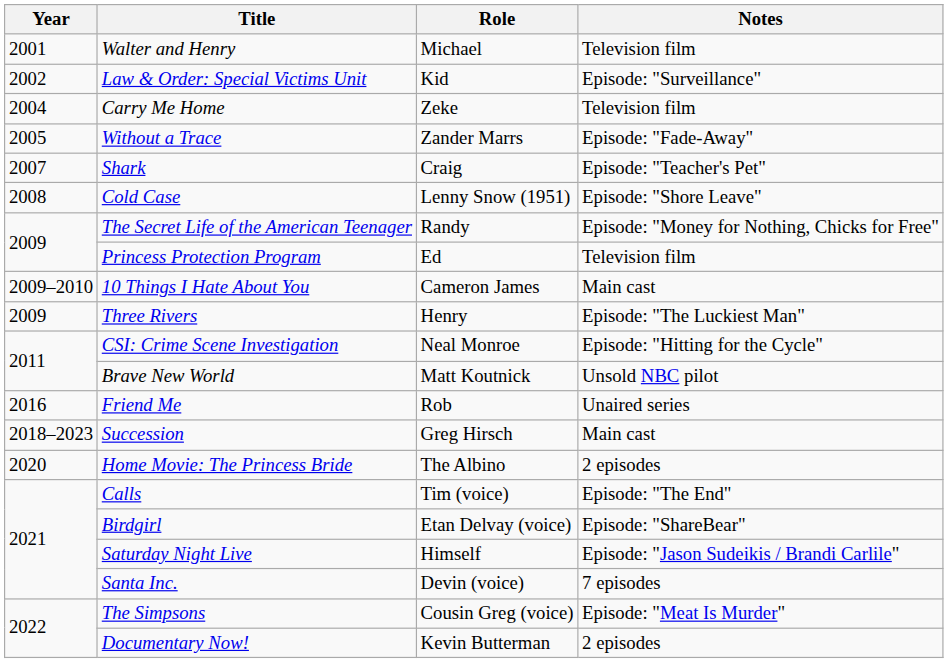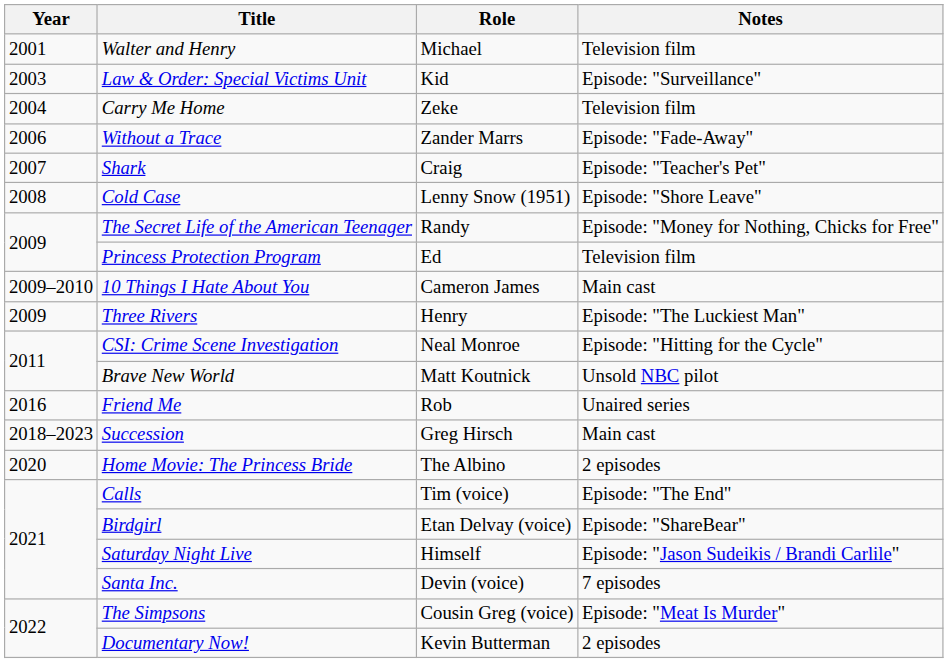(28, 78) 2002 -> (28, 78) 2003
(28, 138) 2005 -> (28, 138) 2006
